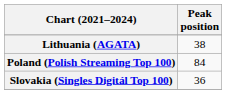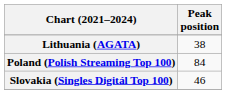(200, 80) 36 -> (200, 80) 46
